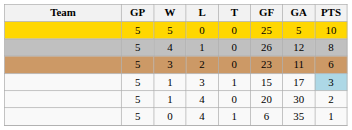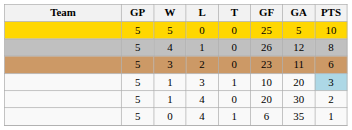(267, 82) 15 -> (267, 82) 10
(299, 82) 17 -> (299, 82) 20
